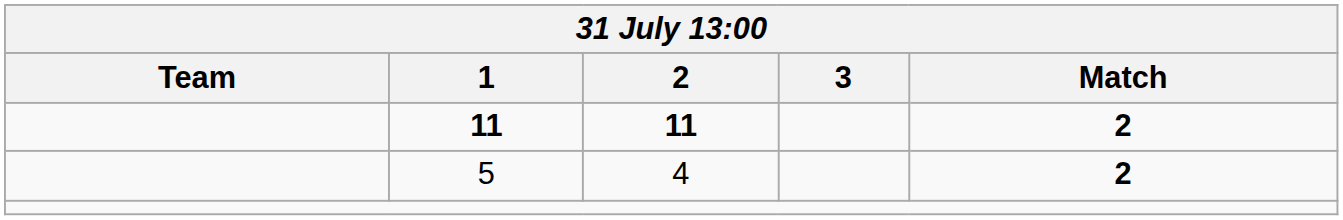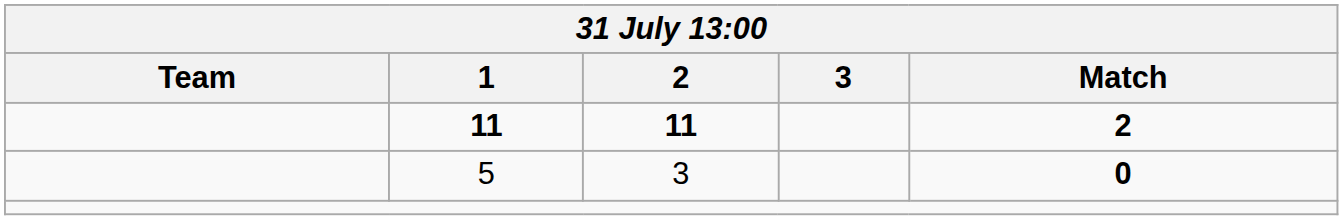(681, 175) 4 -> (681, 175) 3
(1123, 175) 2 -> (1123, 175) 0
